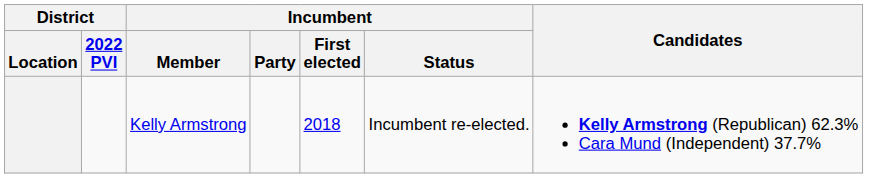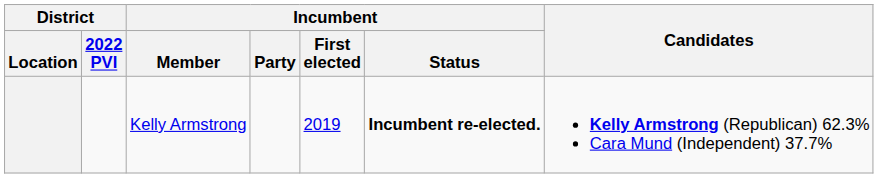(322, 124) 2018 -> (322, 124) 2019
(449, 124) normal -> (455, 124) bold
